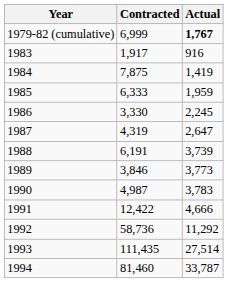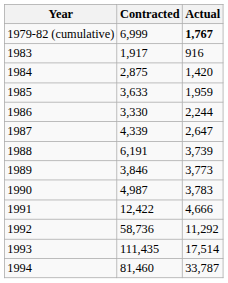(134, 72) 7,875 -> (134, 72) 2,875
(199, 72) 1,419 -> (199, 72) 1,420
(134, 92) 6,333 -> (134, 92) 3,633
(199, 111) 2,245 -> (199, 111) 2,244
(134, 131) 4,319 -> (134, 131) 4,339
(202, 248) 27,514 -> (202, 248) 17,514
